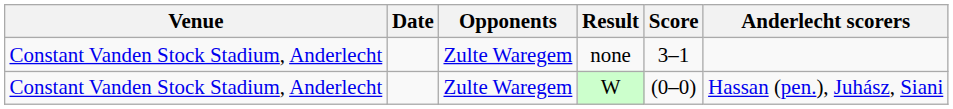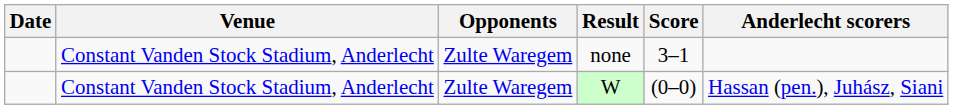columns swapped: (413, 21) <-> (196, 21)
